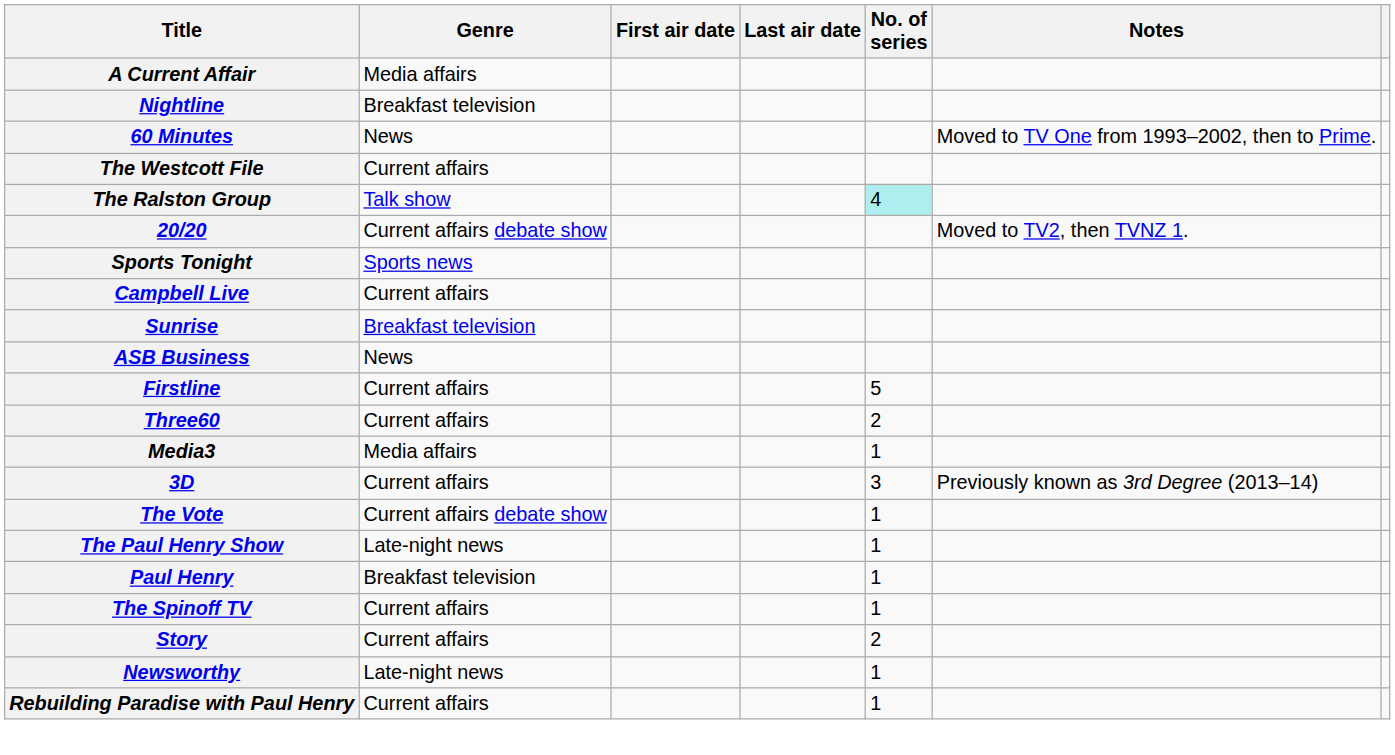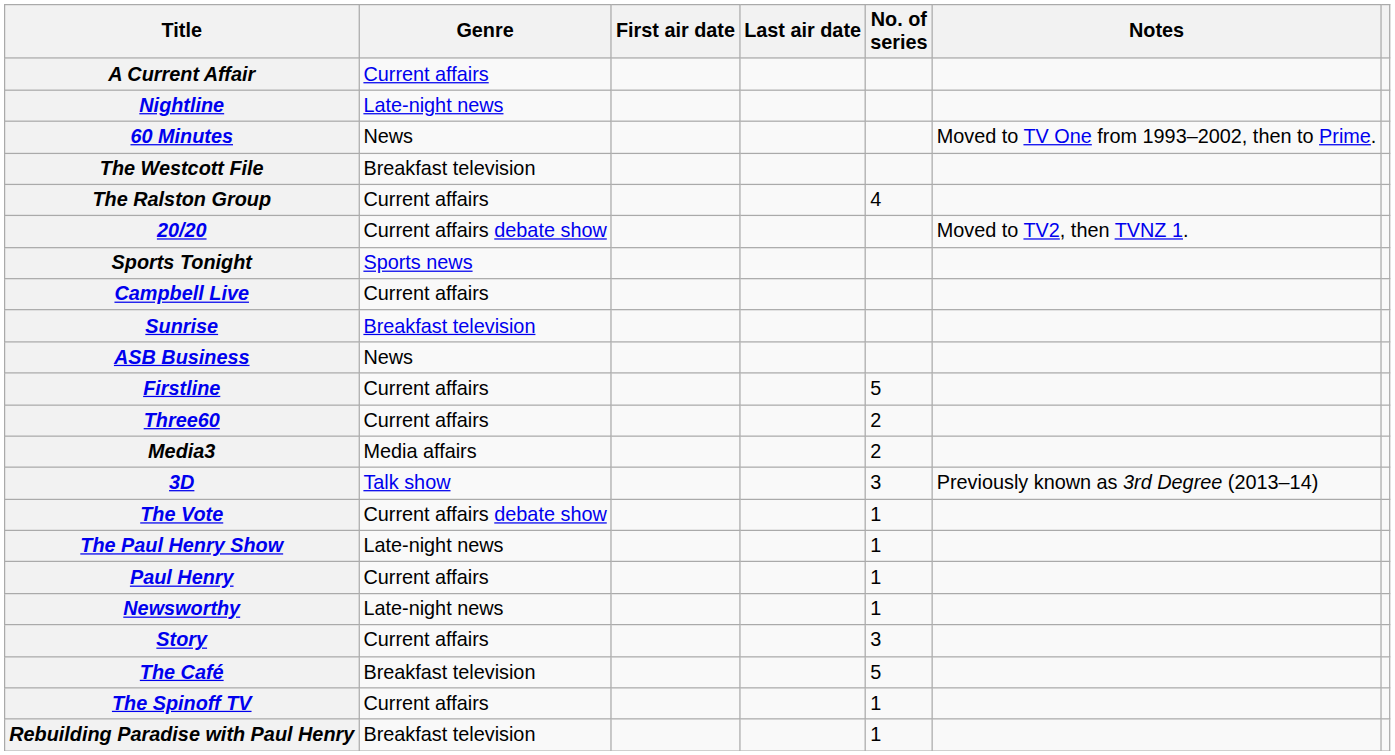(420, 74) Media affairs -> (426, 74) Current affairs
(449, 105) Breakfast television -> (433, 105) Late-night news
(426, 168) Current affairs -> (449, 168) Breakfast television
(407, 199) Talk show -> (426, 199) Current affairs
(876, 199) paleturquoise background -> (876, 199) no background
(876, 451) 1 -> (876, 451) 2
(426, 483) Current affairs -> (407, 483) Talk show
(449, 577) Breakfast television -> (426, 577) Current affairs
rows swapped: (182, 671) <-> (182, 608)
(876, 640) 2 -> (876, 640) 3
+ row: (182, 671)
(426, 703) Current affairs -> (449, 734) Breakfast television
